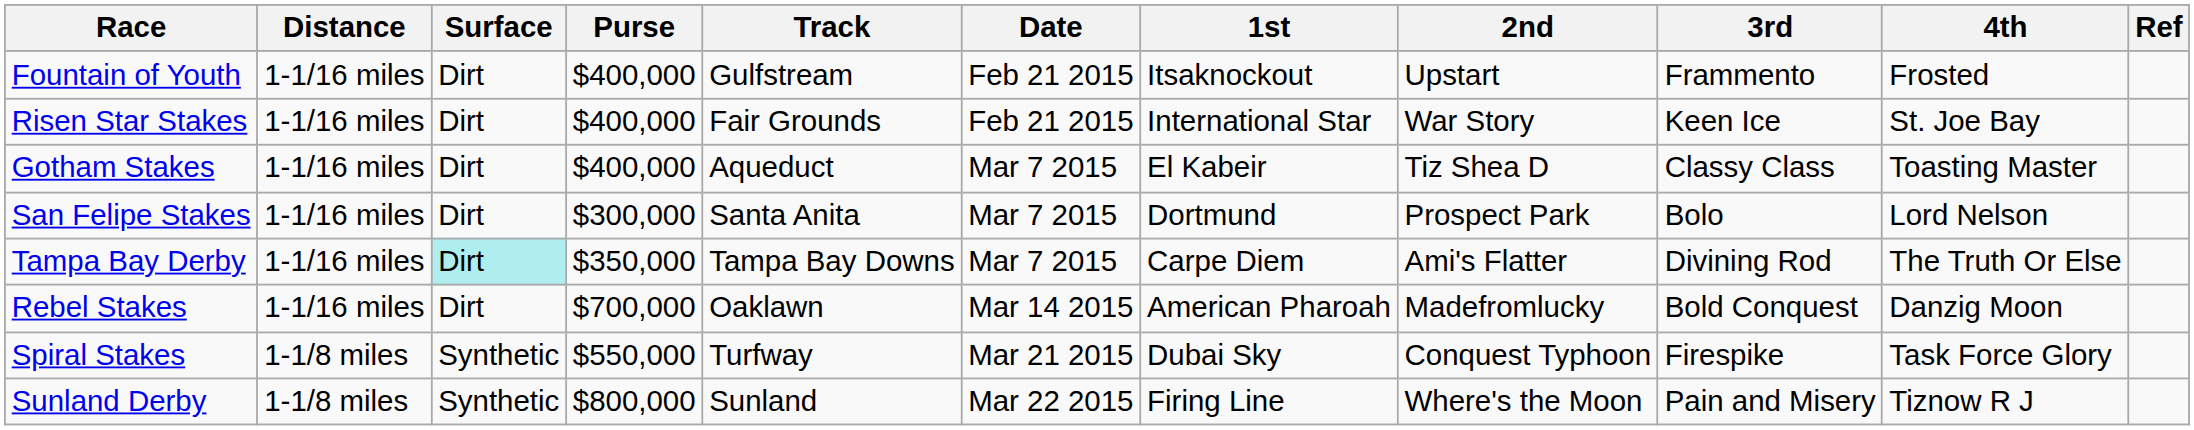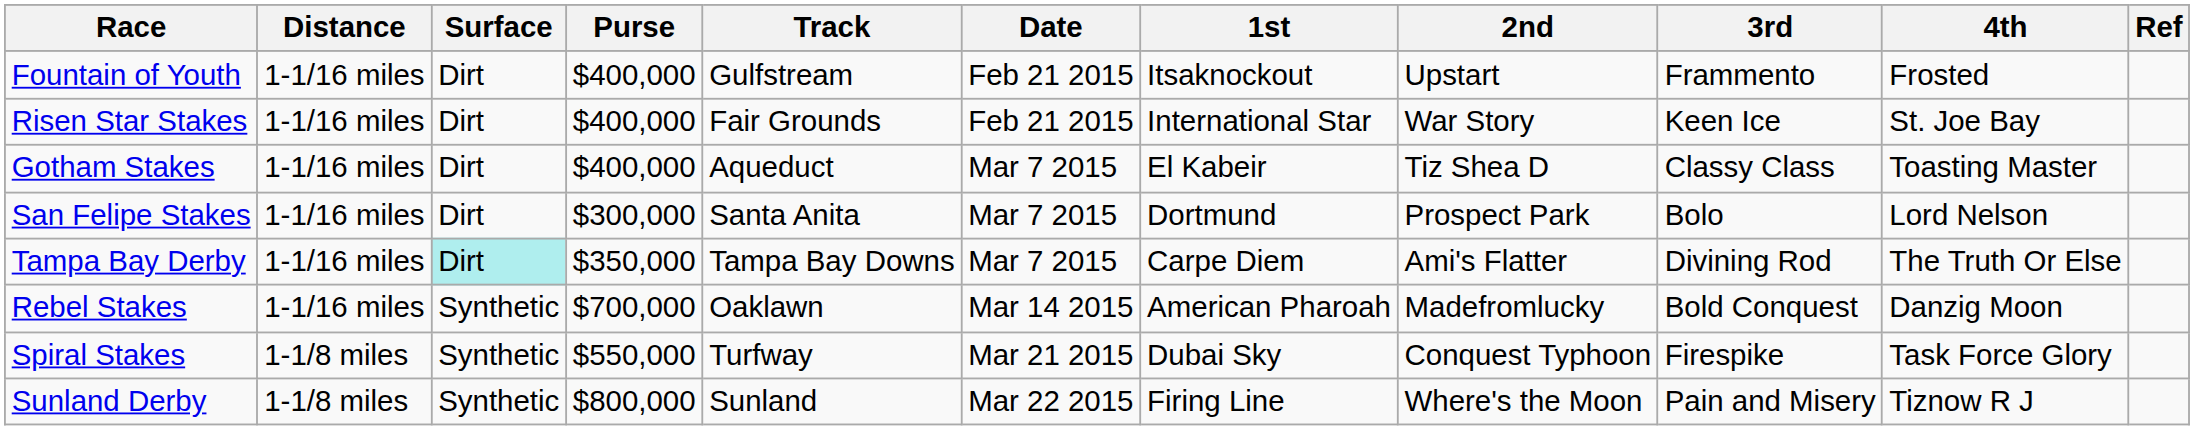(461, 307) Dirt -> (499, 307) Synthetic
